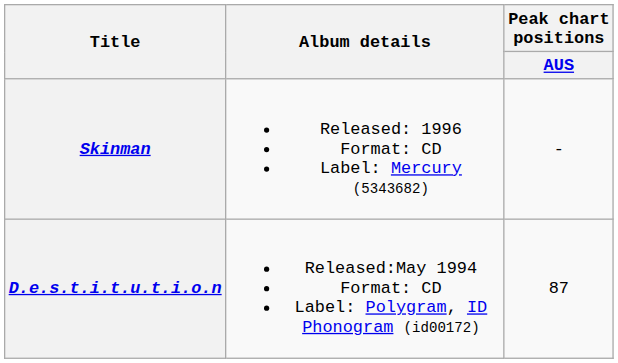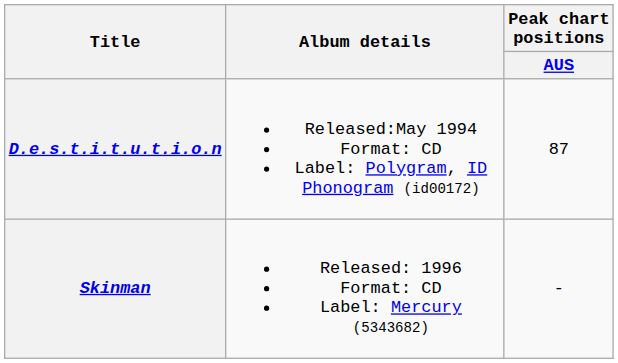rows swapped: (115, 288) <-> (115, 149)
